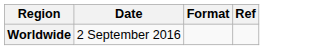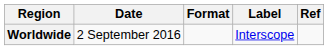+ column: (265, 14)
